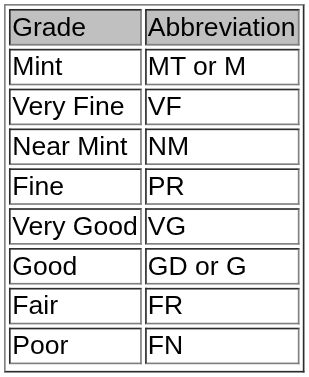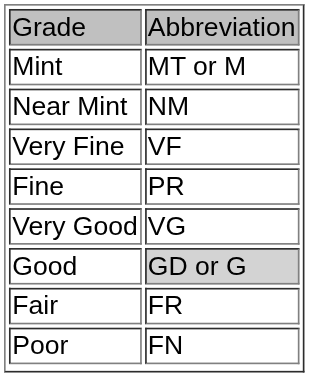rows swapped: (70, 146) <-> (68, 106)
(197, 265) no background -> (197, 265) lightgrey background
